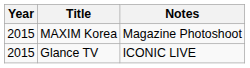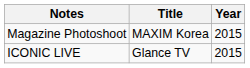columns swapped: (21, 14) <-> (182, 14)
